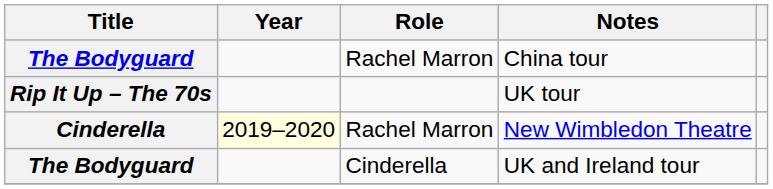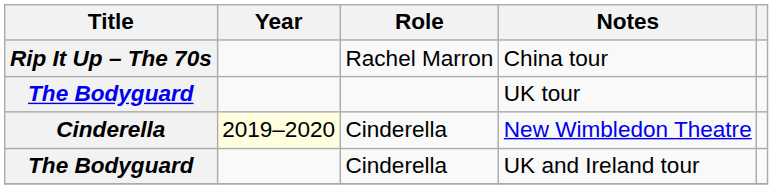(111, 58) The Bodyguard -> (111, 58) Rip It Up – The 70s
(111, 93) Rip It Up – The 70s -> (111, 93) The Bodyguard
(419, 129) Rachel Marron -> (396, 129) Cinderella
